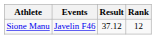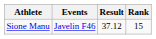(138, 26) 12 -> (138, 26) 15
